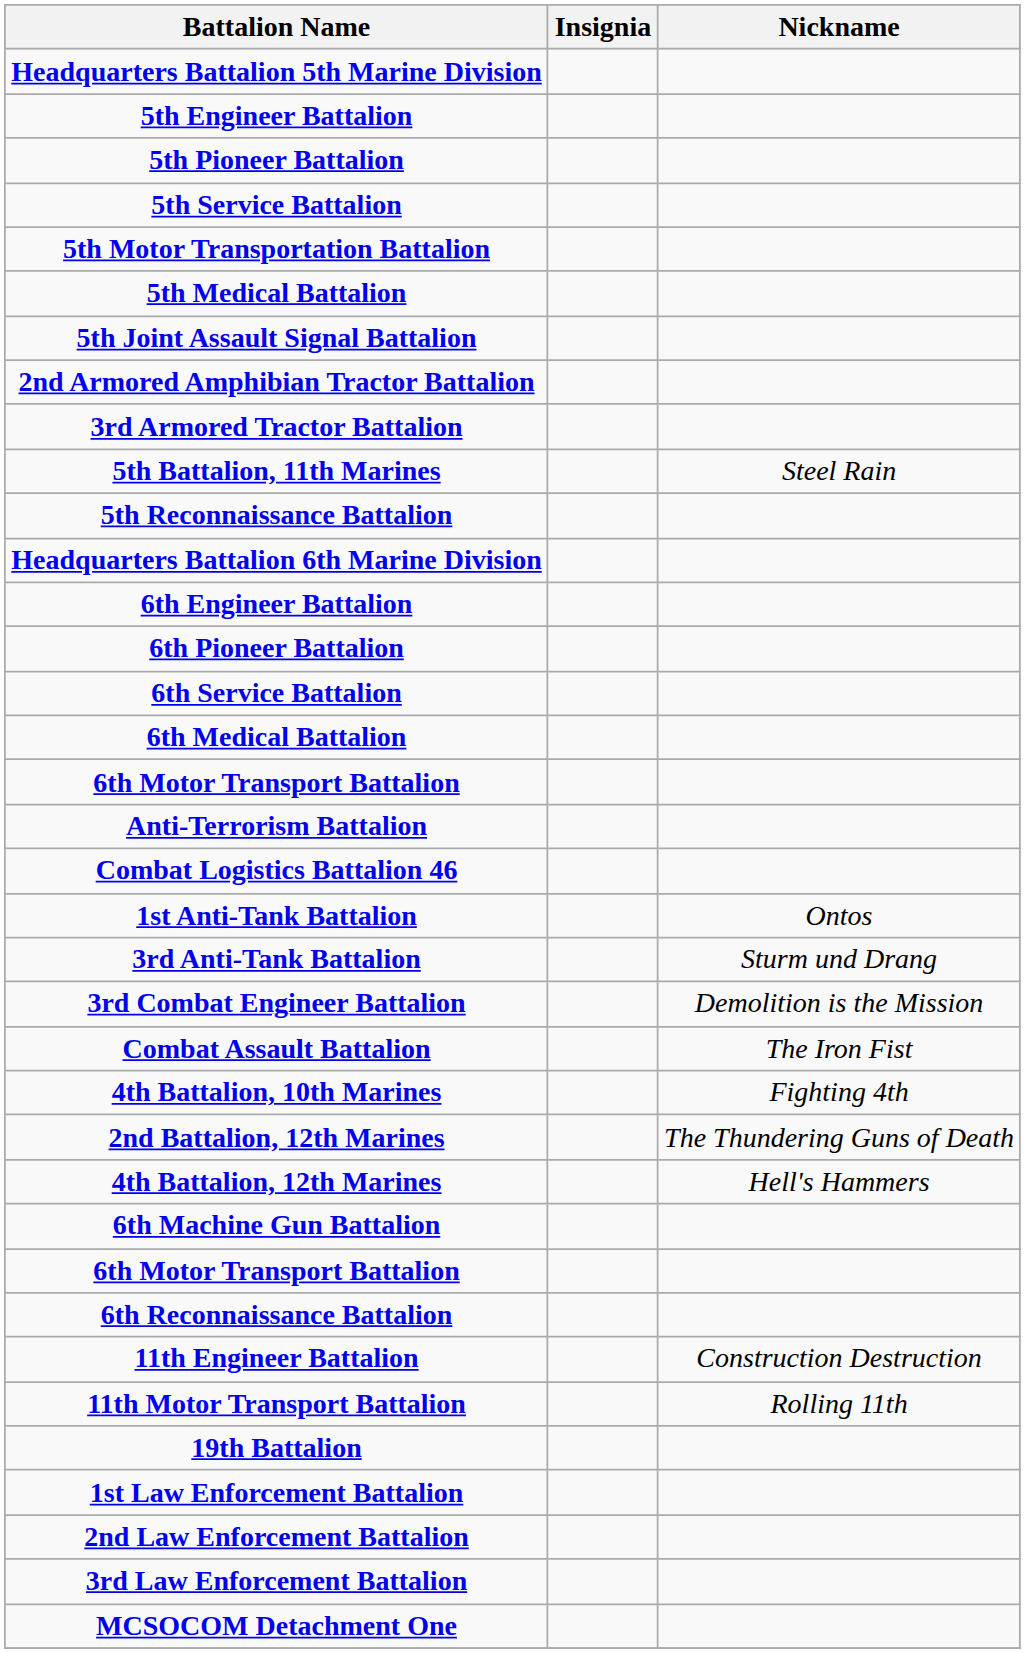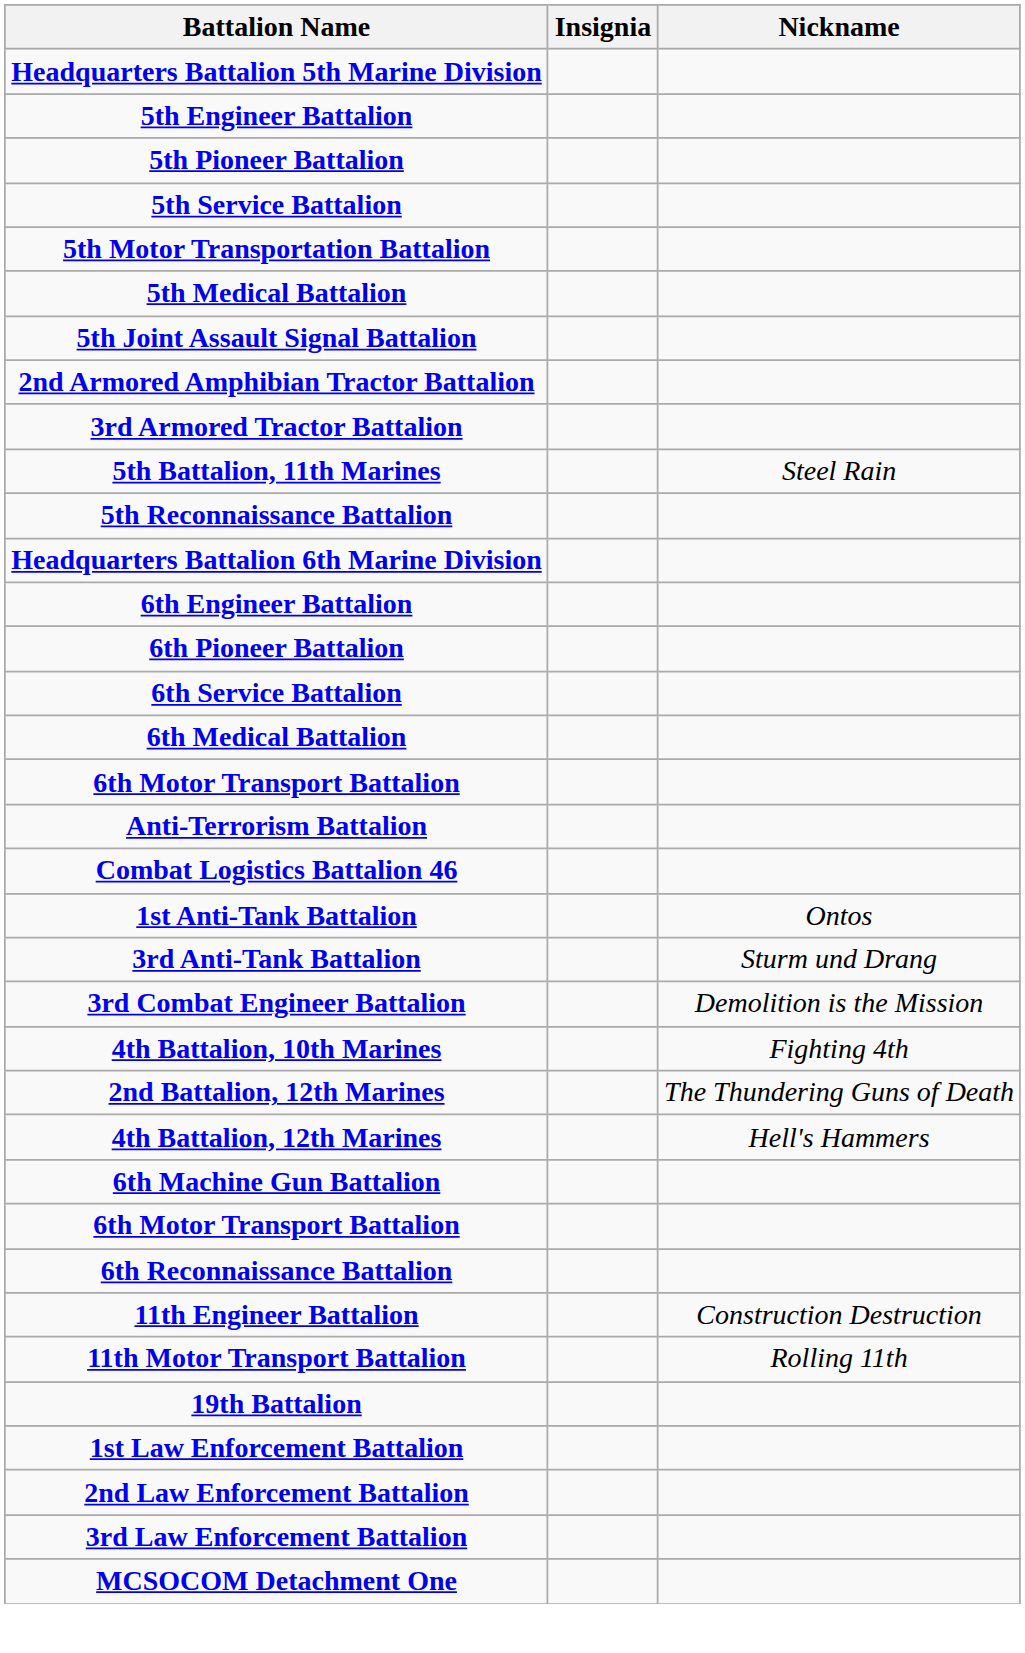- row: (277, 1048)
